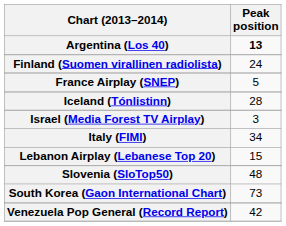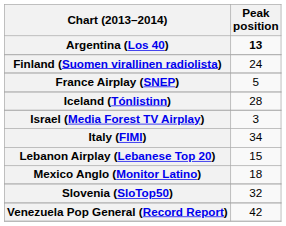+ row: (117, 175)
(256, 175) 48 -> (256, 193) 32
- row: (117, 193)
